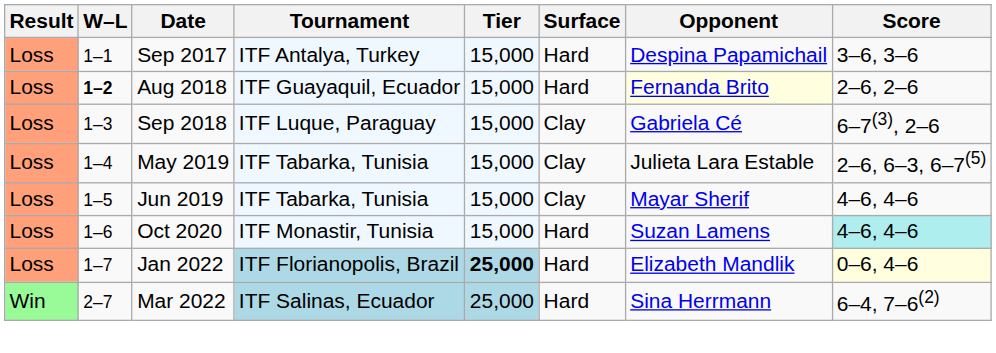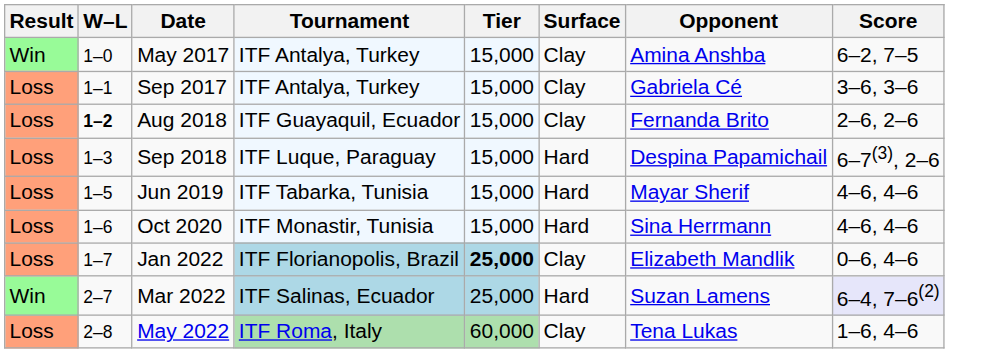+ row: (183, 54)
(566, 54) Hard -> (565, 87) Clay
(729, 54) Despina Papamichail -> (686, 87) Gabriela Cé
(566, 87) Hard -> (565, 120) Clay
(700, 87) lightyellow background -> (700, 120) no background
(565, 123) Clay -> (566, 156) Hard
(686, 123) Gabriela Cé -> (729, 156) Despina Papamichail
- row: (183, 162)
(565, 198) Clay -> (566, 192) Hard
(700, 231) Suzan Lamens -> (701, 226) Sina Herrmann
(878, 231) paleturquoise background -> (878, 226) no background
(566, 265) Hard -> (565, 259) Clay
(878, 265) lightyellow background -> (878, 259) no background
(701, 301) Sina Herrmann -> (700, 295) Suzan Lamens
(888, 301) no background -> (888, 295) lavender background
+ row: (183, 331)
